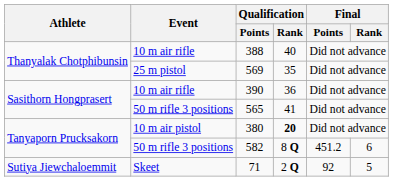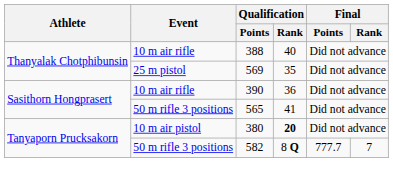(328, 148) 451.2 -> (328, 148) 777.7
(369, 148) 6 -> (369, 148) 7
- row: (255, 167)
